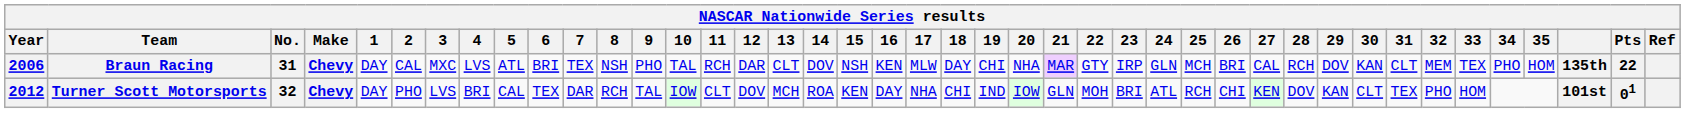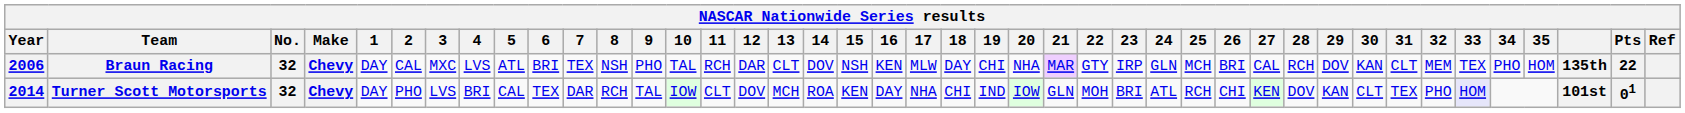(288, 65) 31 -> (288, 65) 32
(26, 92) 2012 -> (26, 92) 2014
(1473, 92) no background -> (1473, 92) lavender background
